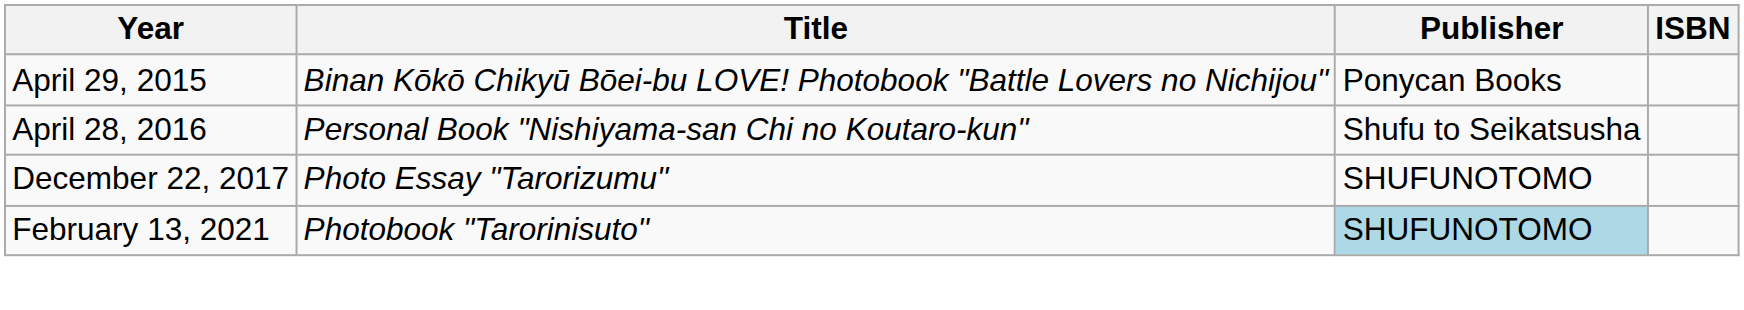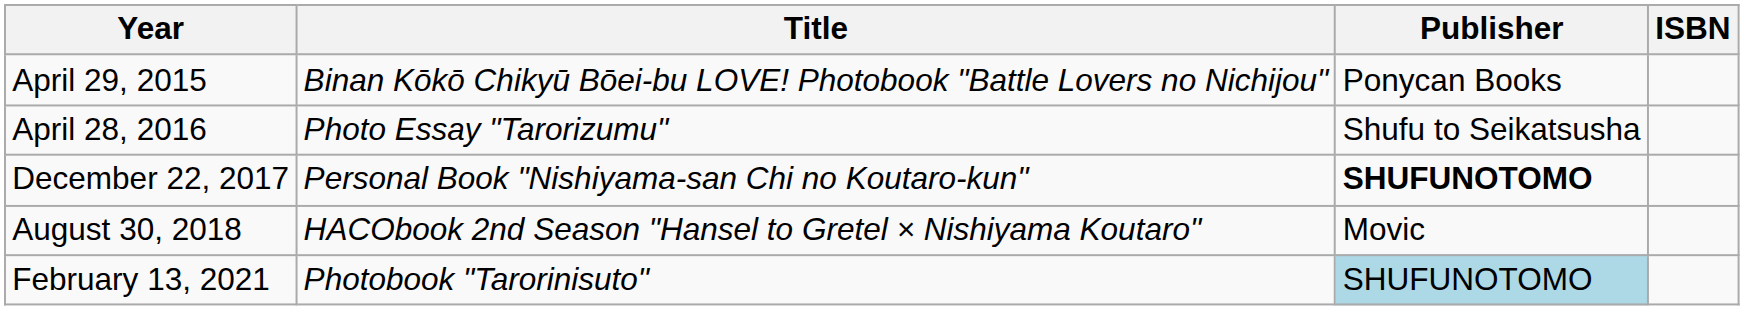(666, 129) Personal Book "Nishiyama-san Chi no Koutaro-kun" -> (486, 129) Photo Essay "Tarorizumu"
(486, 179) Photo Essay "Tarorizumu" -> (666, 179) Personal Book "Nishiyama-san Chi no Koutaro-kun"
(1468, 179) normal -> (1468, 179) bold
+ row: (127, 229)
